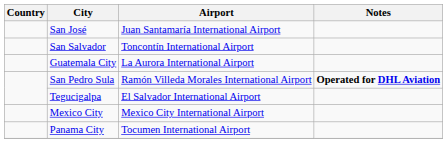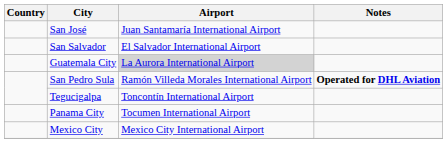(187, 46) Toncontín International Airport -> (191, 46) El Salvador International Airport
(188, 63) no background -> (188, 63) lightgrey background
(191, 96) El Salvador International Airport -> (187, 96) Toncontín International Airport
rows swapped: (76, 113) <-> (77, 130)
